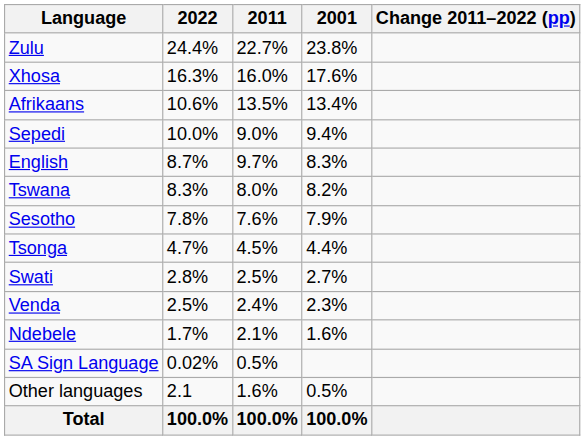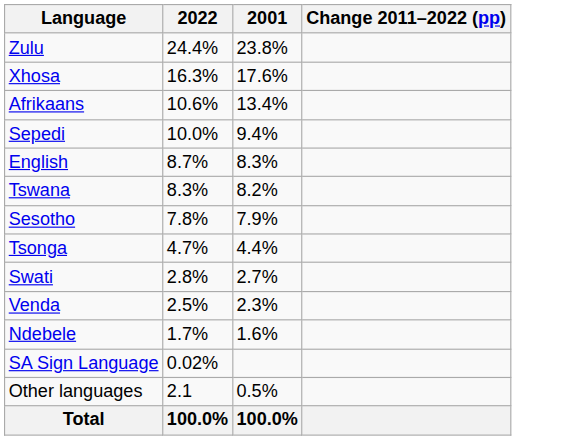- column: (267, 18)
